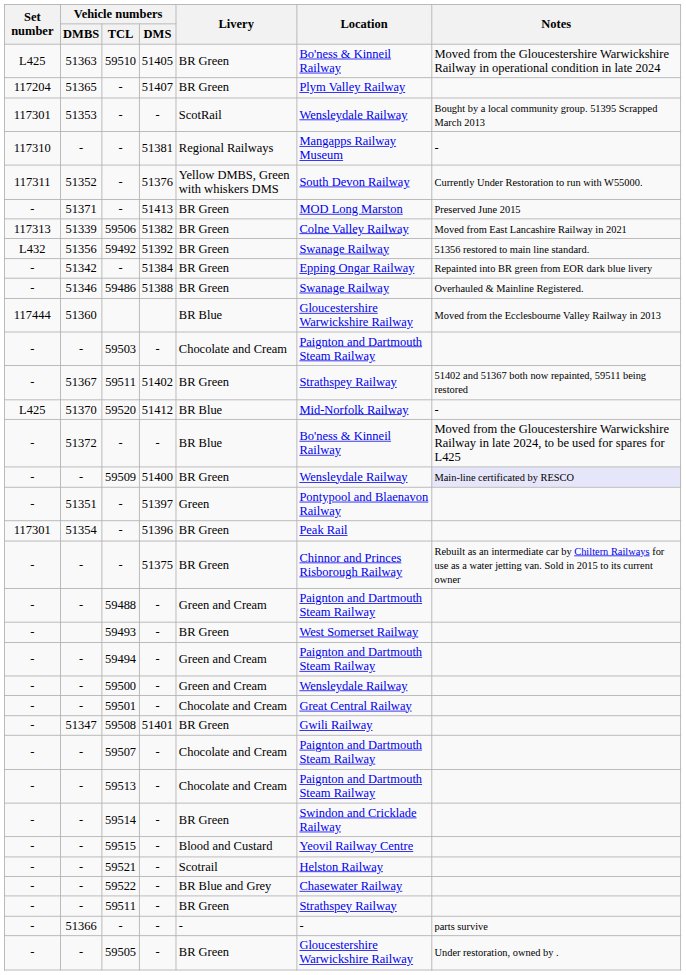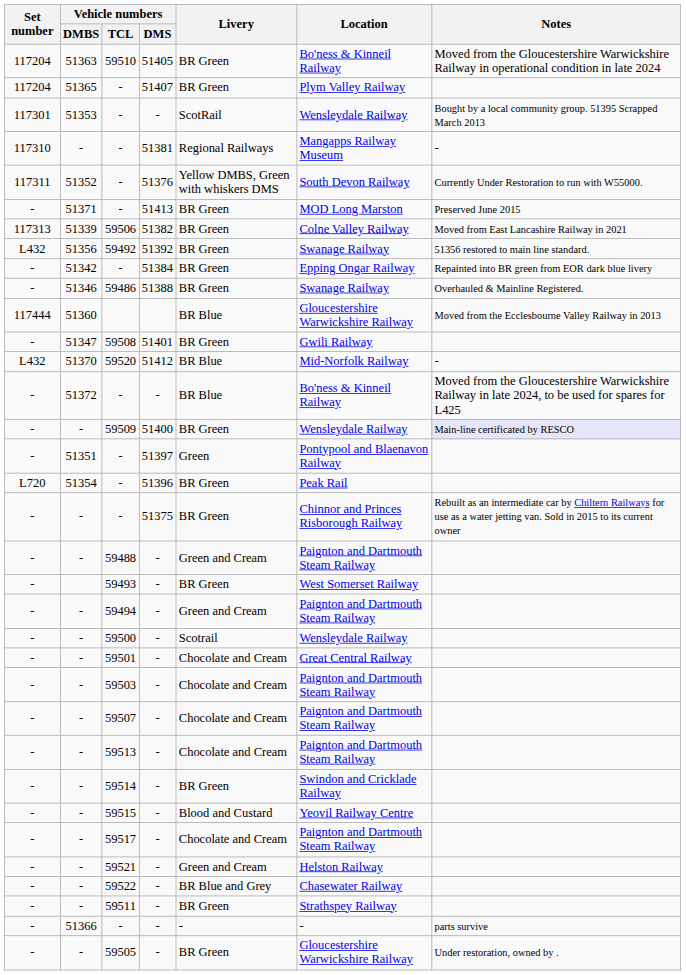(32, 61) L425 -> (32, 61) 117204
rows swapped: (81, 725) <-> (81, 348)
- row: (81, 382)
(32, 409) L425 -> (32, 361) L432
(32, 530) 117301 -> (32, 482) L720
(223, 685) Green and Cream -> (198, 638) Scotrail
+ row: (81, 839)
(198, 866) Scotrail -> (223, 866) Green and Cream
